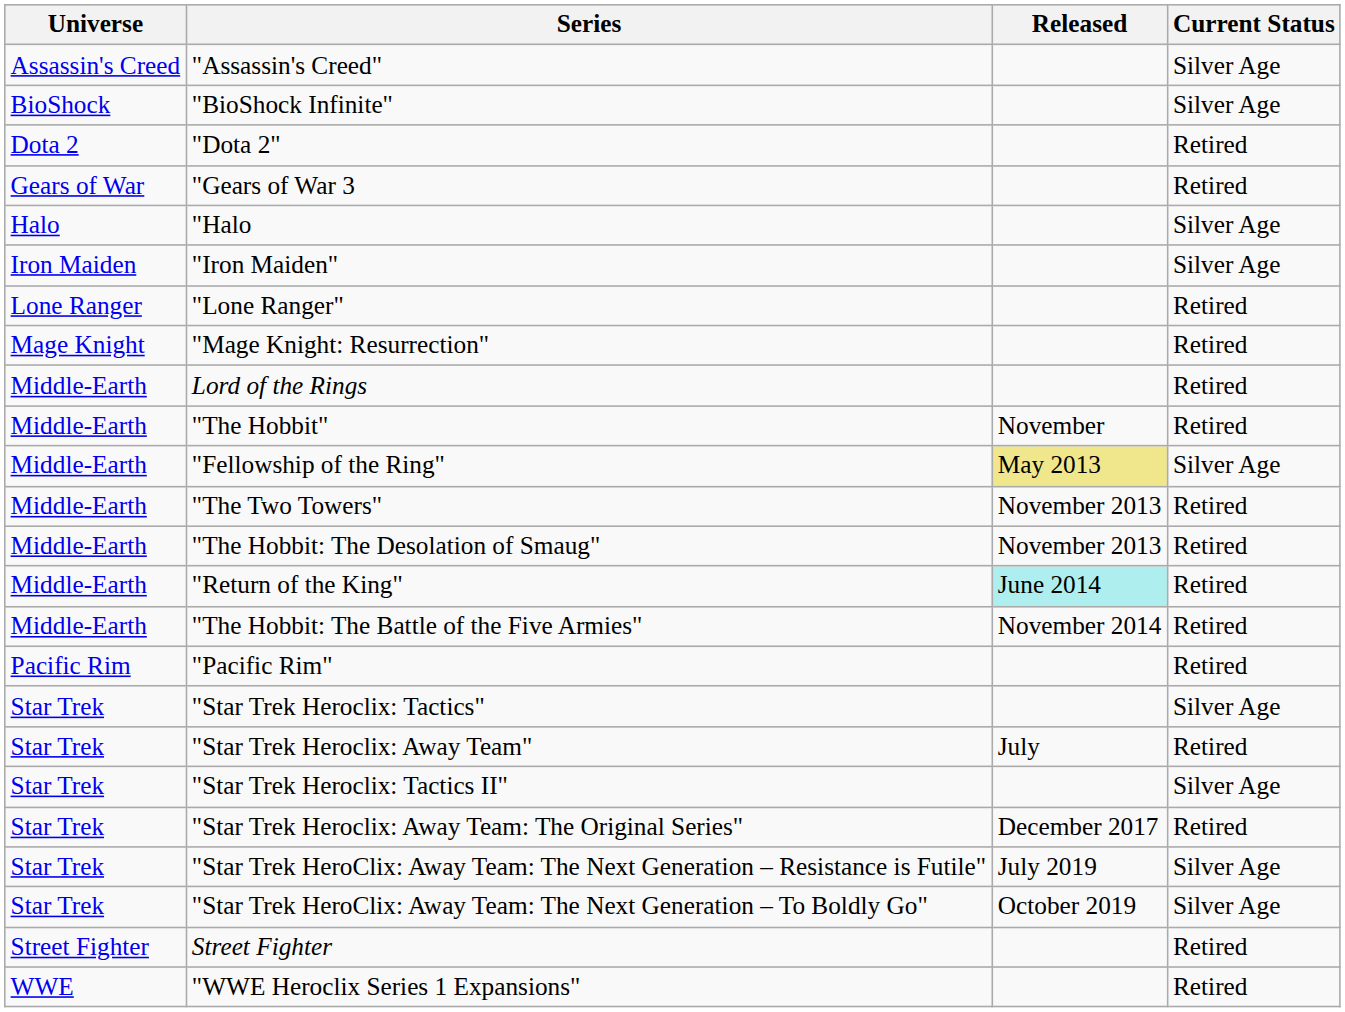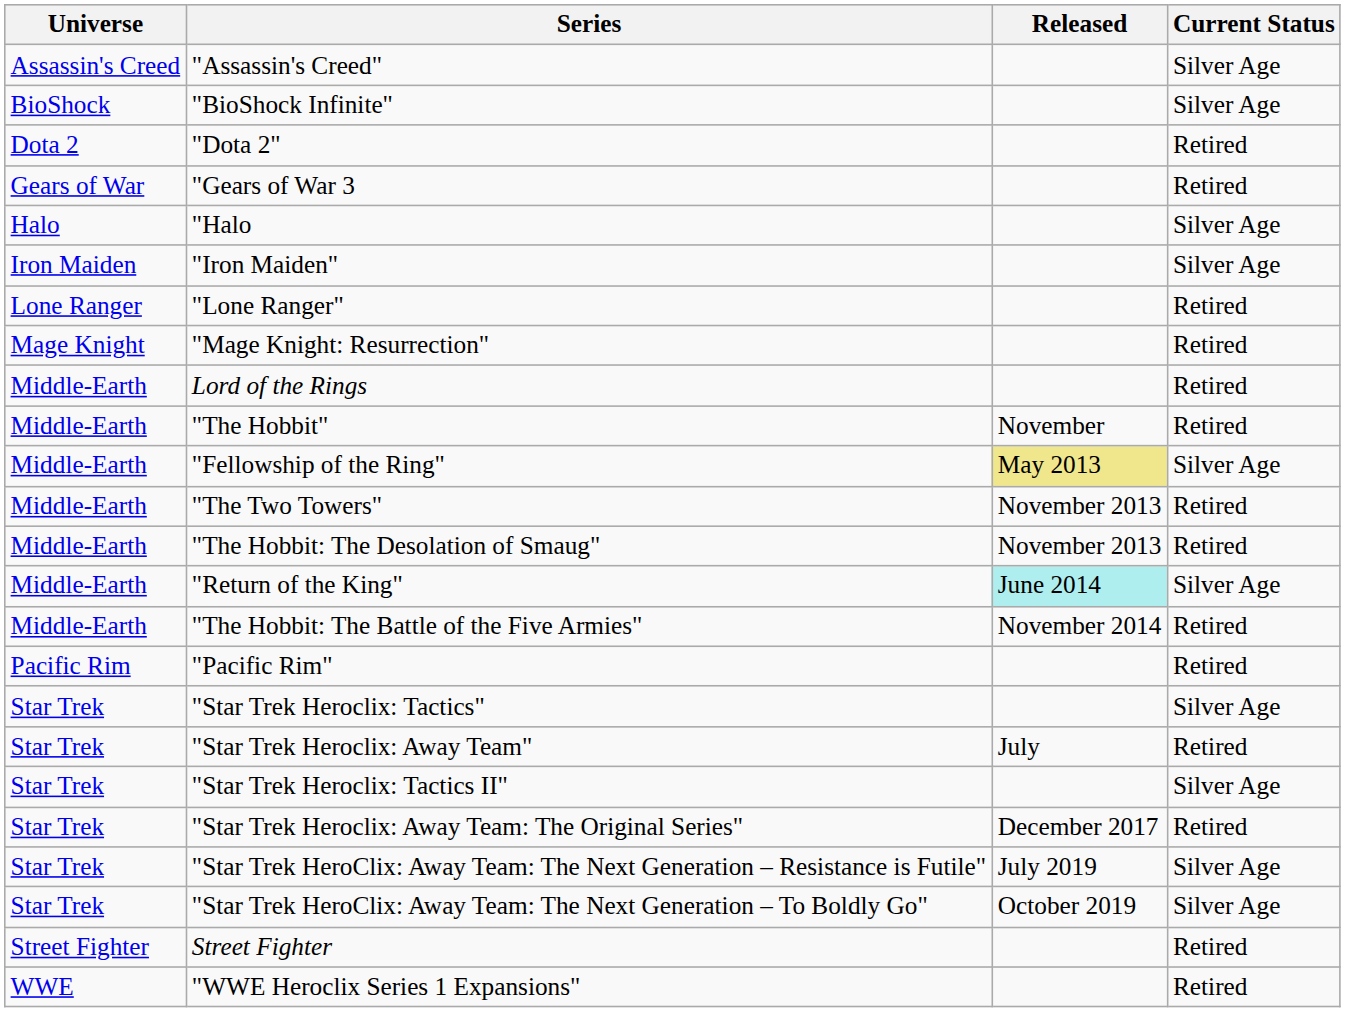(1210, 585) Retired -> (1227, 585) Silver Age
